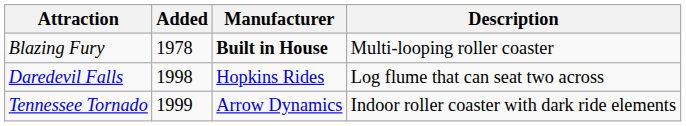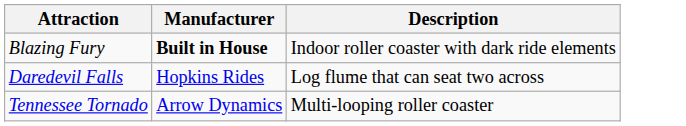- column: (182, 18)
(452, 47) Multi-looping roller coaster -> (453, 47) Indoor roller coaster with dark ride elements
(513, 105) Indoor roller coaster with dark ride elements -> (392, 105) Multi-looping roller coaster
